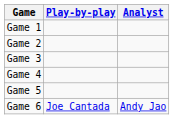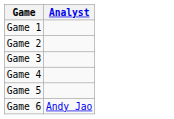- column: (81, 12)
